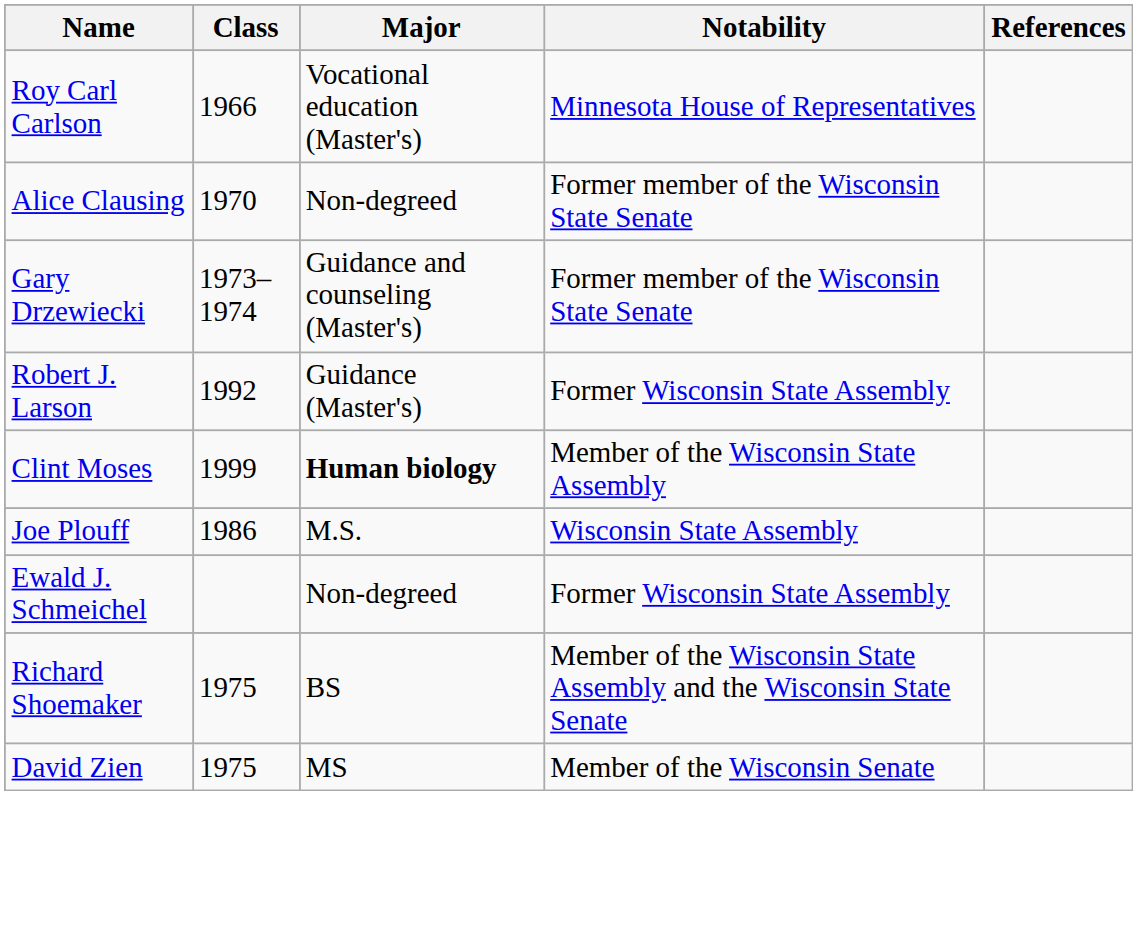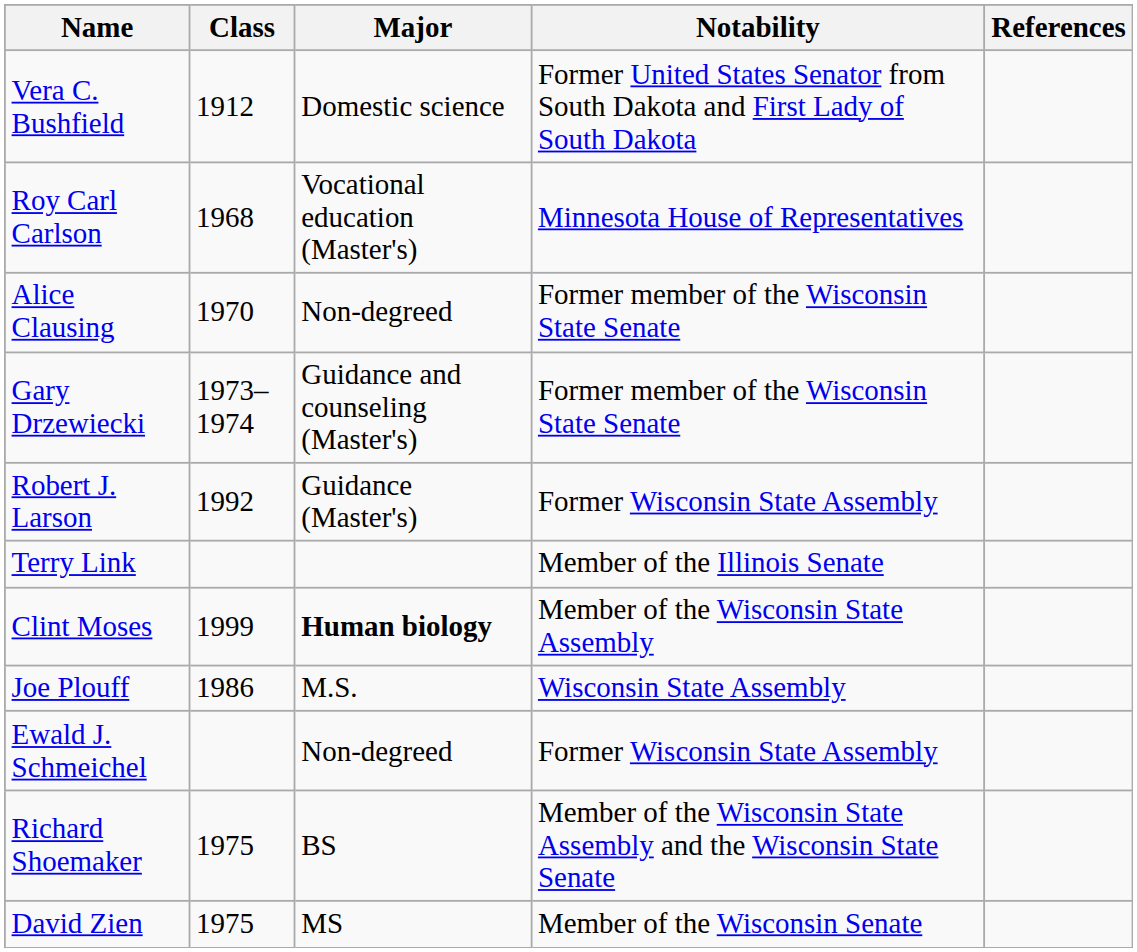+ row: (68, 105)
(228, 105) 1966 -> (225, 217) 1968
+ row: (74, 563)
